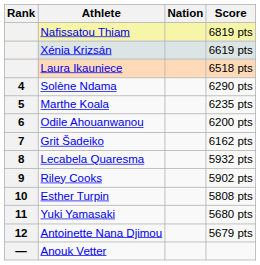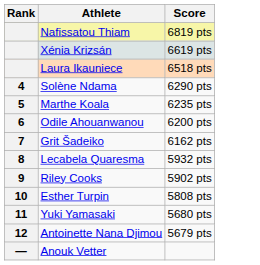- column: (185, 13)
